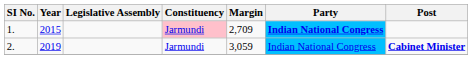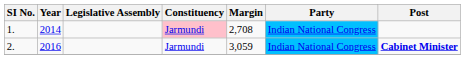(50, 29) 2015 -> (50, 29) 2014
(241, 29) 2,709 -> (241, 29) 2,708
(326, 29) bold -> (322, 29) normal
(50, 46) 2019 -> (50, 46) 2016
